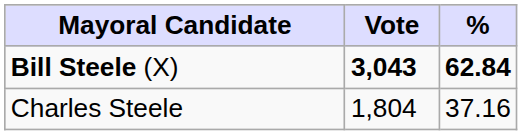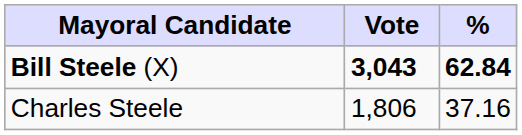(384, 108) 1,804 -> (384, 108) 1,806
